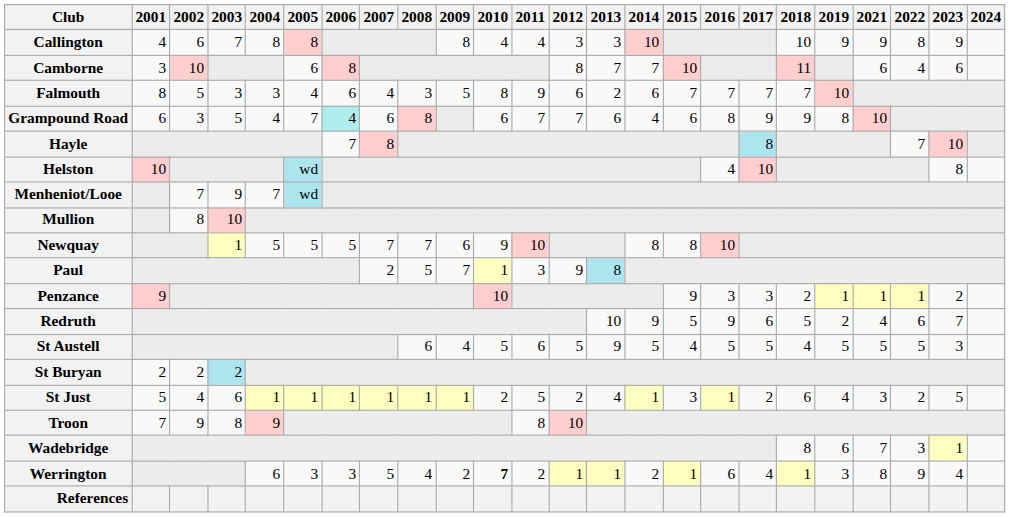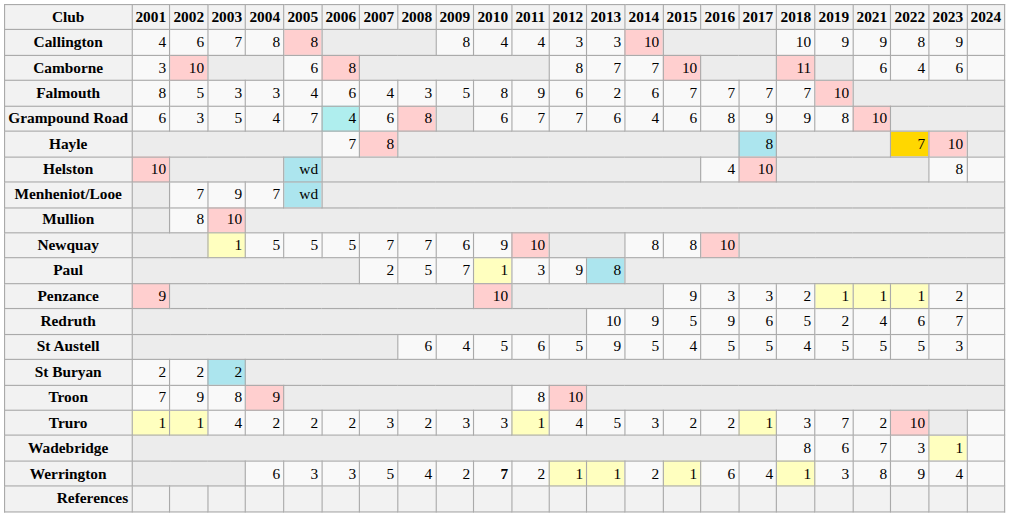(921, 143) no background -> (921, 143) gold background
- row: (68, 397)
+ row: (68, 422)
